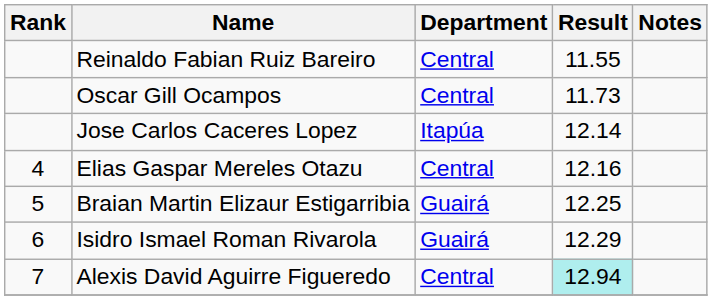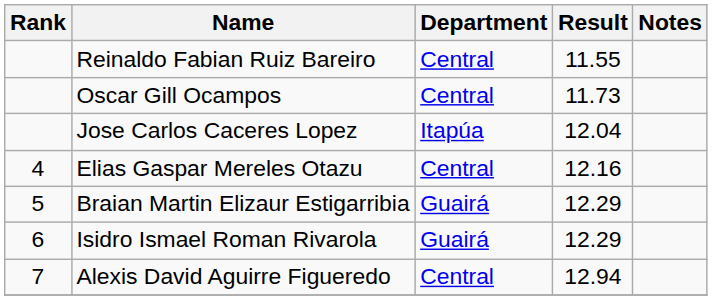(593, 131) 12.14 -> (593, 131) 12.04
(593, 204) 12.25 -> (593, 204) 12.29
(593, 276) paleturquoise background -> (593, 276) no background
